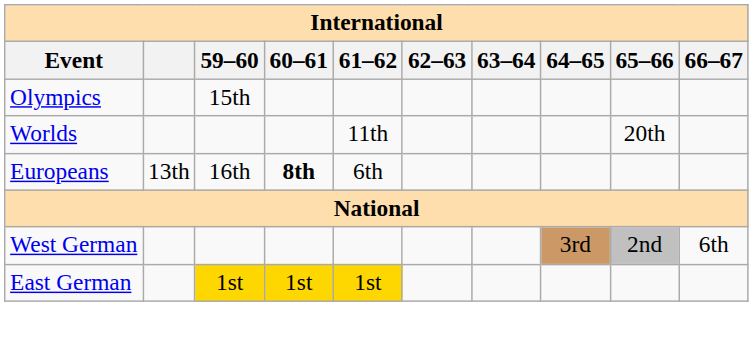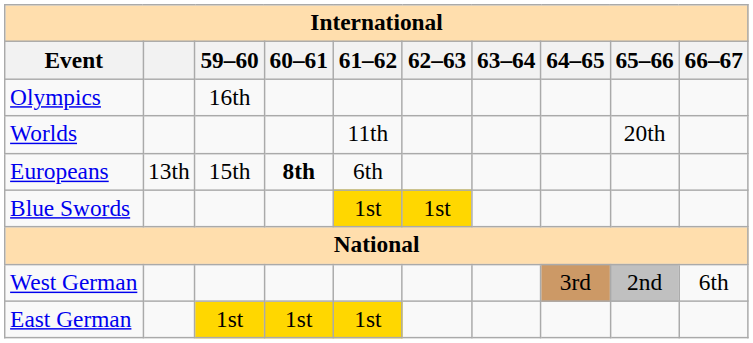(230, 97) 15th -> (230, 97) 16th
(230, 171) 16th -> (230, 171) 15th
+ row: (70, 208)
